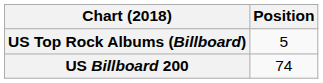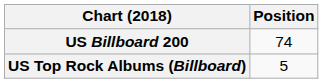rows swapped: (127, 66) <-> (127, 41)
